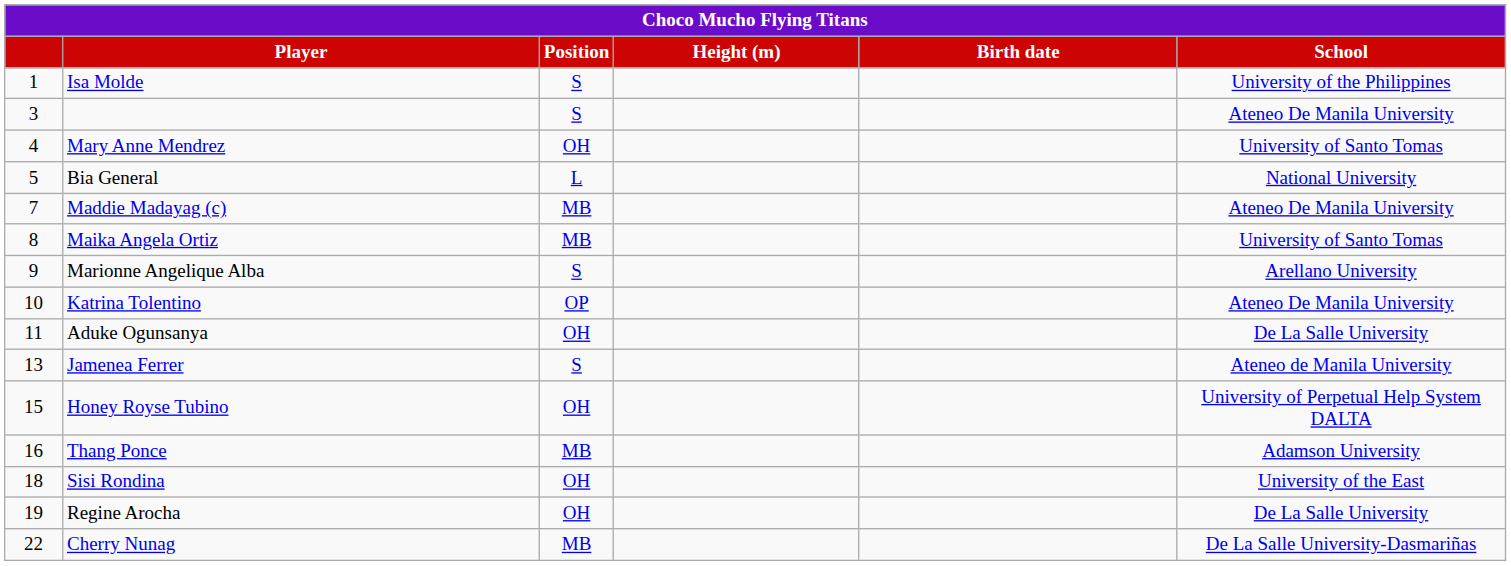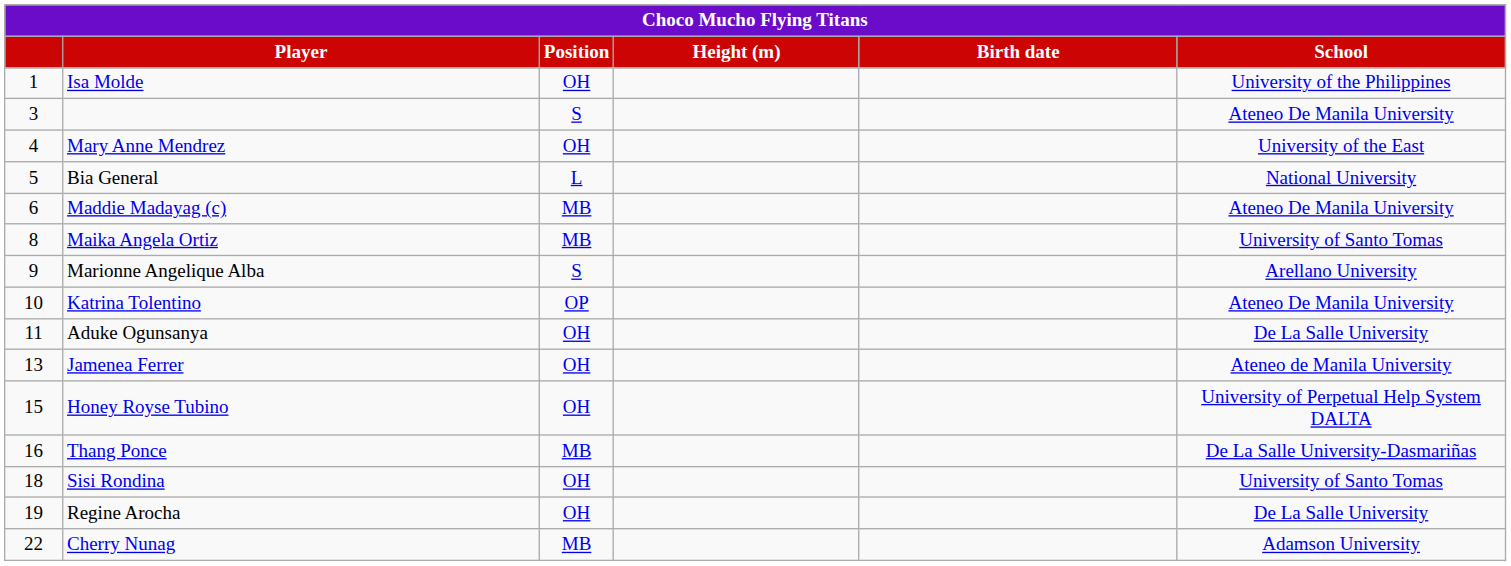(577, 83) S -> (577, 83) OH
(1341, 145) University of Santo Tomas -> (1341, 145) University of the East
(34, 208) 7 -> (34, 208) 6
(577, 365) S -> (577, 365) OH
(1341, 450) Adamson University -> (1341, 450) De La Salle University-Dasmariñas
(1341, 481) University of the East -> (1341, 481) University of Santo Tomas
(1341, 544) De La Salle University-Dasmariñas -> (1341, 544) Adamson University
